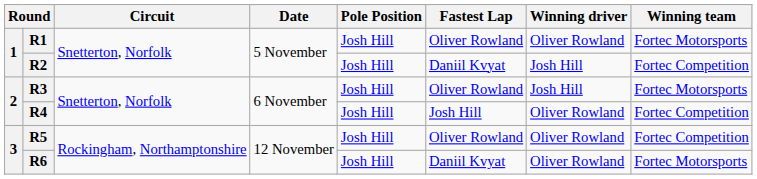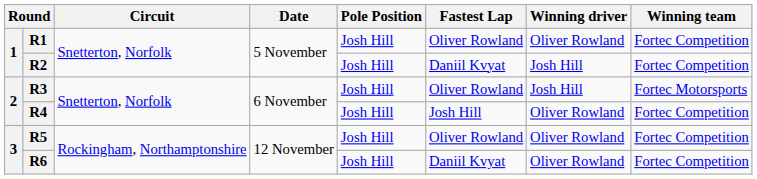(691, 40) Fortec Motorsports -> (692, 40) Fortec Competition
(691, 161) Fortec Motorsports -> (692, 161) Fortec Competition
